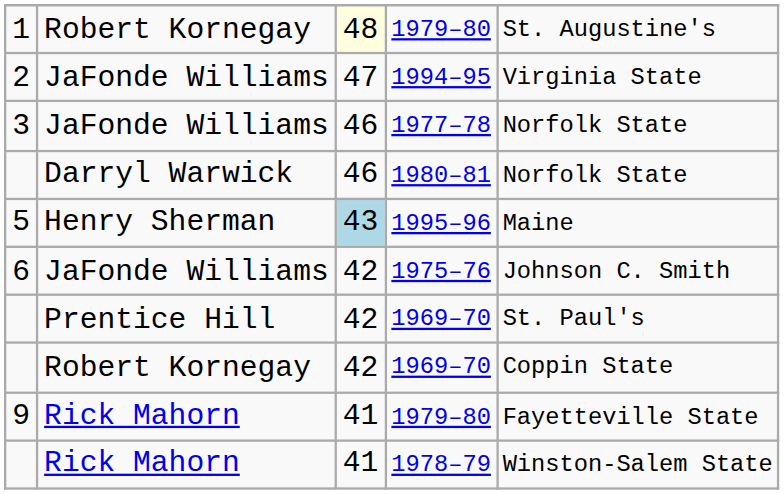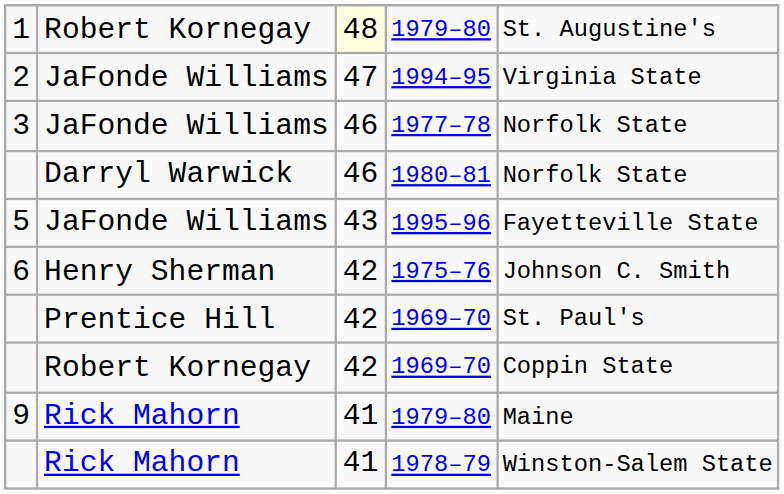(160, 223) Henry Sherman -> (186, 223) JaFonde Williams
(361, 223) lightblue background -> (361, 223) no background
(538, 223) Maine -> (631, 223) Fayetteville State
(186, 271) JaFonde Williams -> (160, 271) Henry Sherman
(631, 416) Fayetteville State -> (538, 416) Maine
